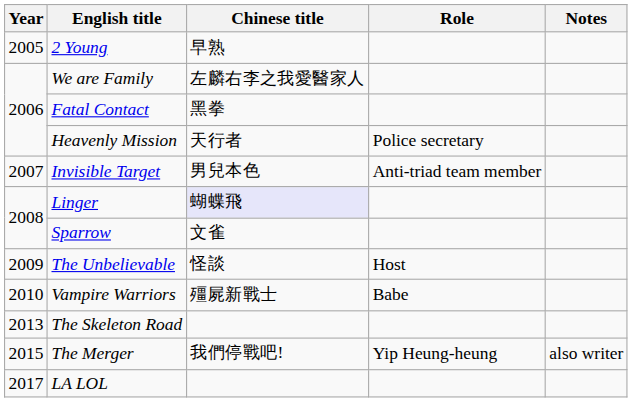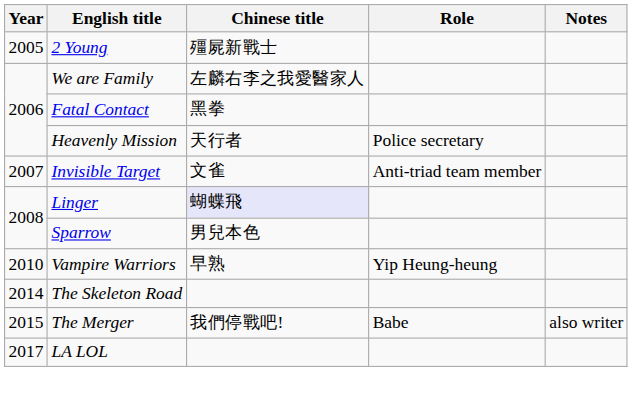(208, 47) 早熟 -> (234, 47) 殭屍新戰士
(225, 170) 男兒本色 -> (208, 170) 文雀
(208, 232) 文雀 -> (225, 232) 男兒本色
- row: (113, 264)
(234, 294) 殭屍新戰士 -> (208, 263) 早熟
(391, 295) Babe -> (435, 264) Yip Heung-heung
(26, 324) 2013 -> (26, 293) 2014
(435, 353) Yip Heung-heung -> (391, 322) Babe
